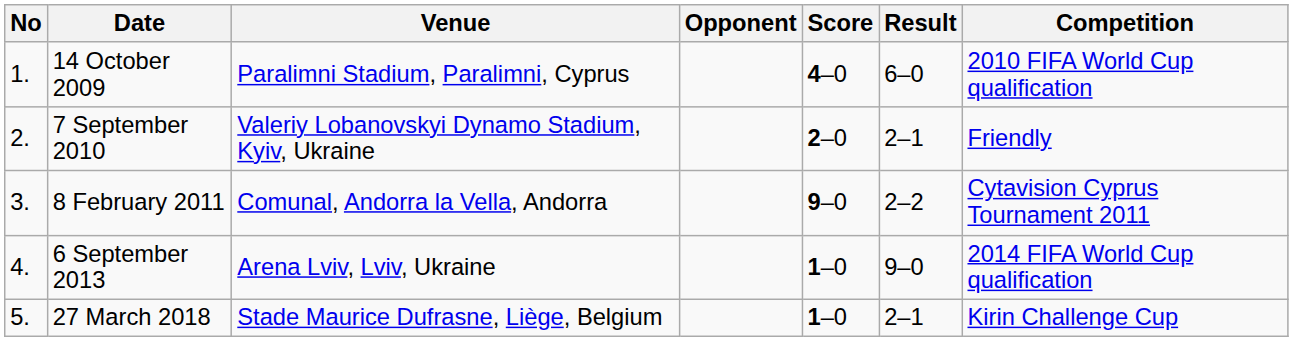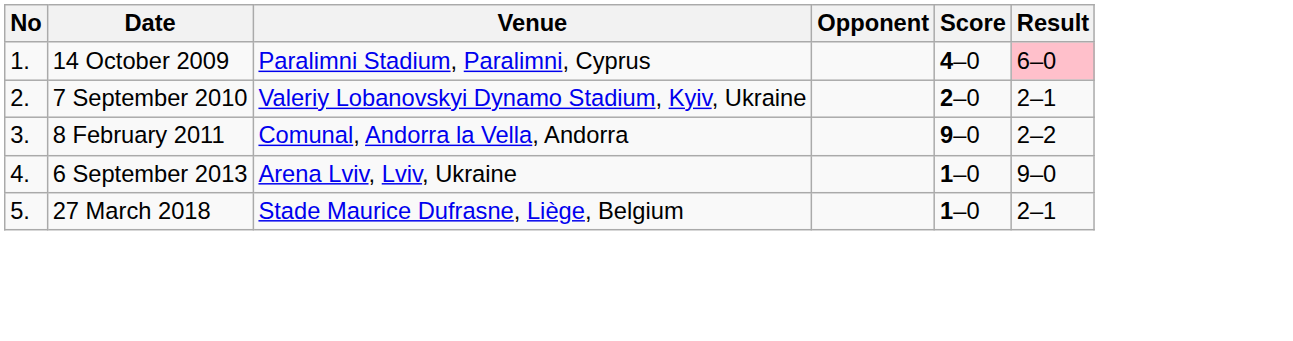- column: (1125, 23)
(904, 74) no background -> (1037, 60) pink background
